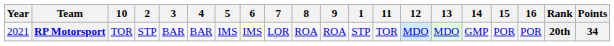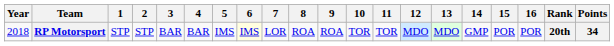columns swapped: (361, 13) <-> (122, 13)
(18, 31) 2021 -> (18, 31) 2018
